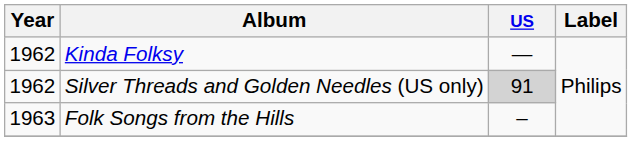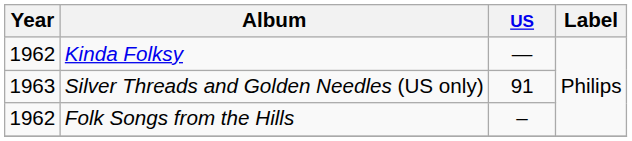(32, 86) 1962 -> (32, 86) 1963
(522, 86) lightgrey background -> (522, 86) no background
(32, 119) 1963 -> (32, 119) 1962
